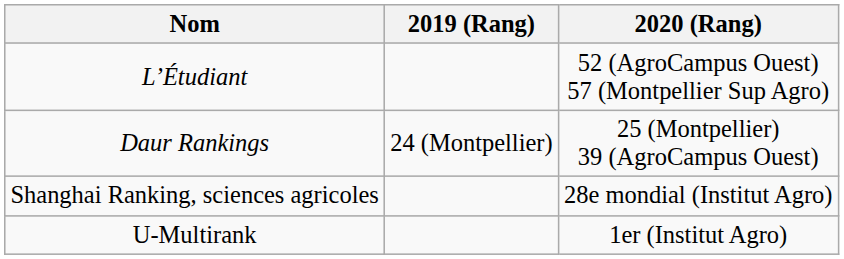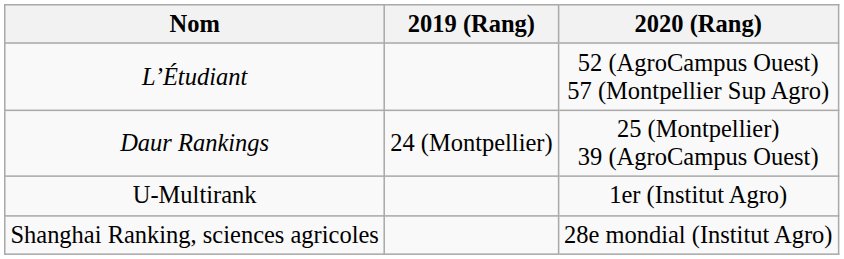rows swapped: (195, 195) <-> (195, 234)
